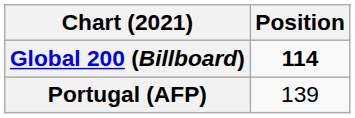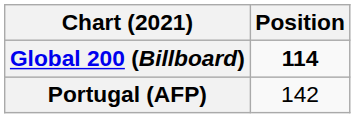(300, 94) 139 -> (300, 94) 142
